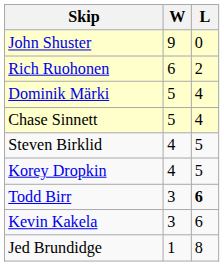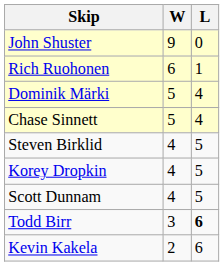(199, 68) 2 -> (199, 68) 1
+ row: (55, 196)
(171, 222) 3 -> (171, 247) 2
- row: (55, 247)
